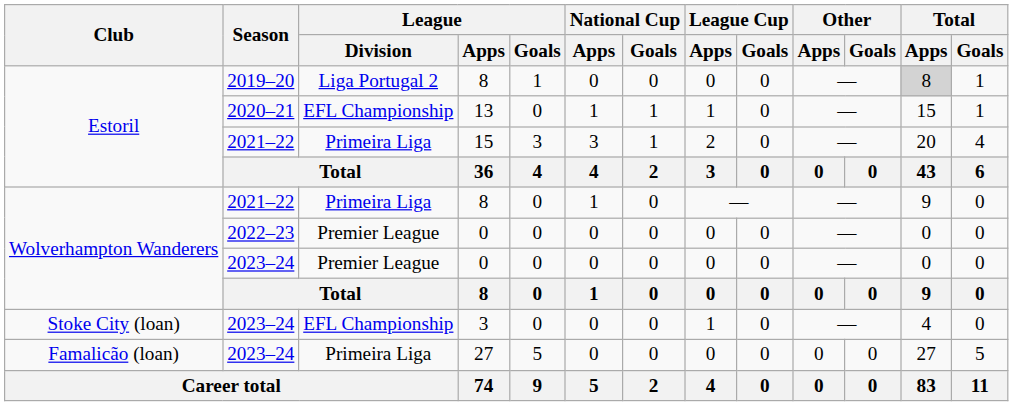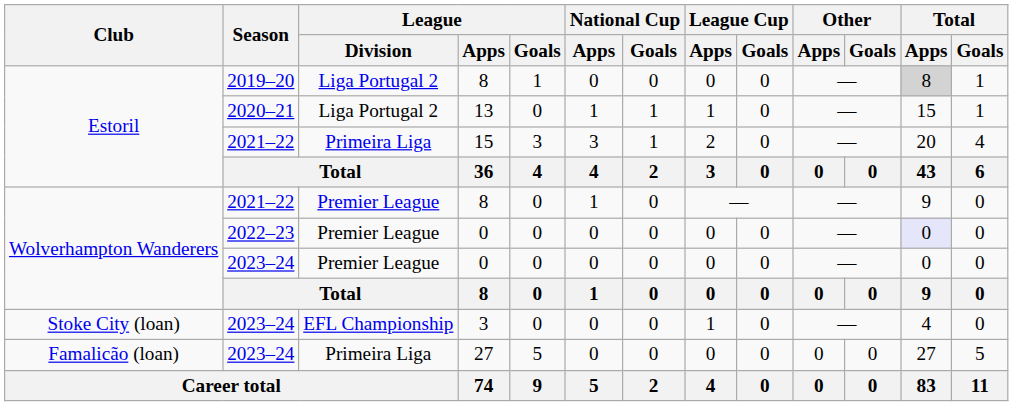(378, 111) EFL Championship -> (378, 111) Liga Portugal 2
(378, 202) Primeira Liga -> (378, 202) Premier League
(926, 232) no background -> (926, 232) lavender background
